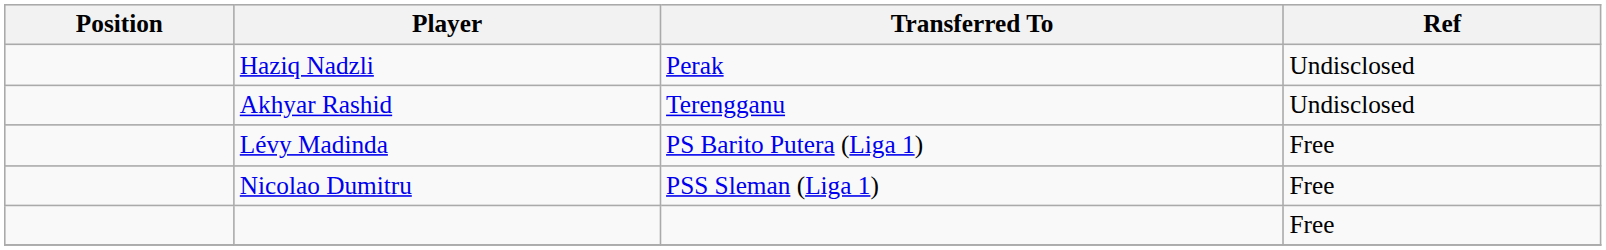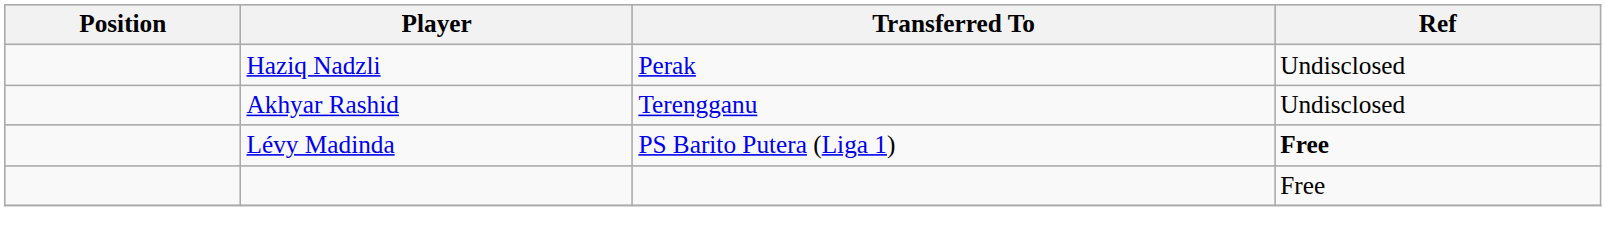(1312, 144) normal -> (1305, 144) bold
- row: (326, 184)
